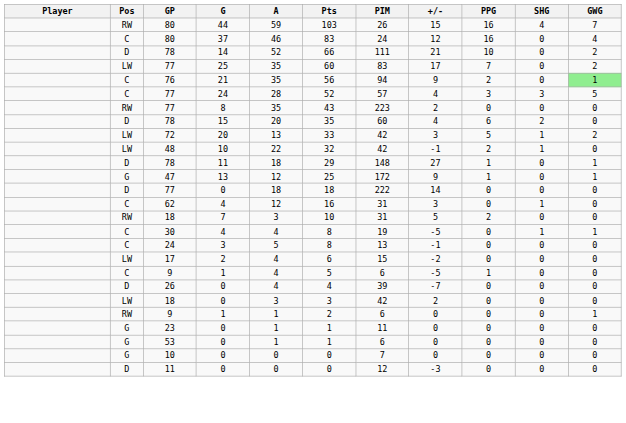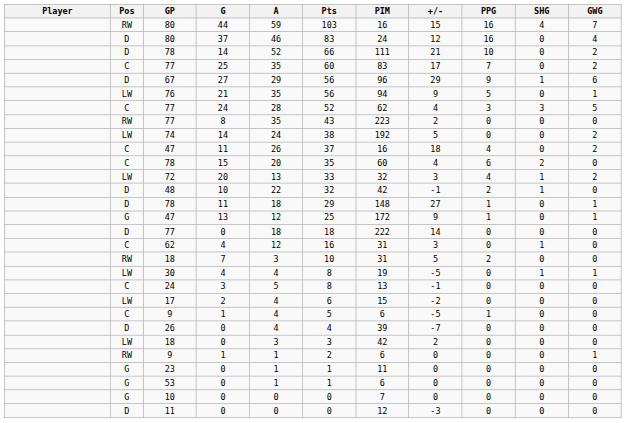(382, 25) 26 -> (382, 25) 16
(127, 39) C -> (127, 39) D
(127, 66) LW -> (127, 66) C
+ row: (170, 80)
(127, 80) C -> (127, 94) LW
(489, 80) 2 -> (489, 94) 5
(595, 80) lightgreen background -> (595, 94) no background
(382, 94) 57 -> (382, 108) 62
+ row: (170, 135)
+ row: (170, 149)
(127, 121) D -> (127, 163) C
(382, 135) 42 -> (382, 176) 32
(489, 135) 5 -> (489, 176) 4
(127, 149) LW -> (127, 190) D
(127, 232) C -> (127, 273) LW
